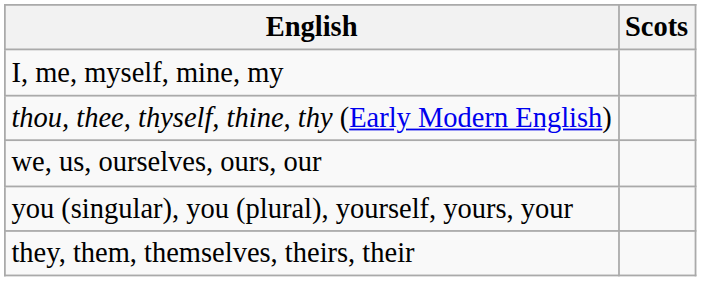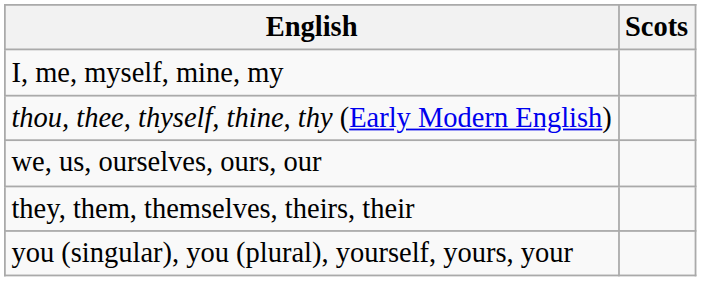rows swapped: (292, 207) <-> (213, 252)
